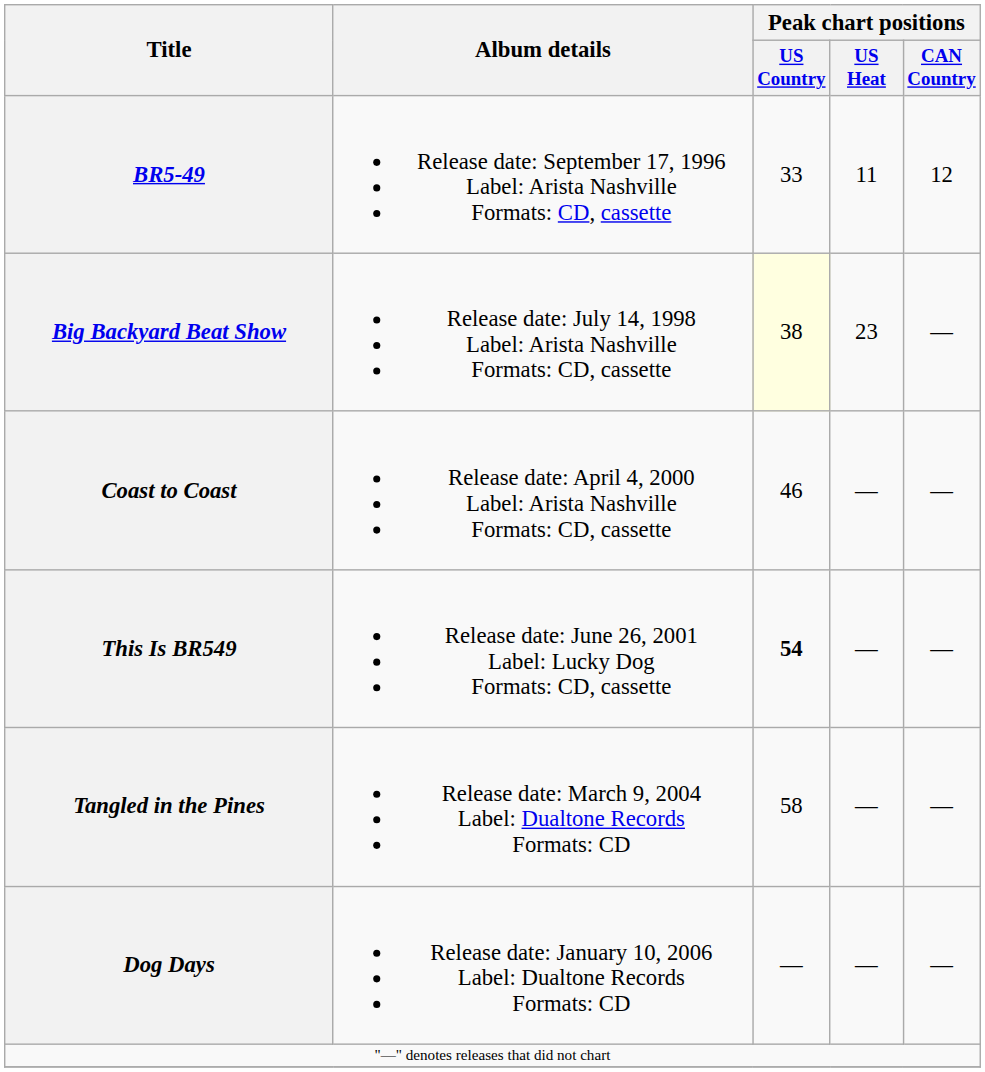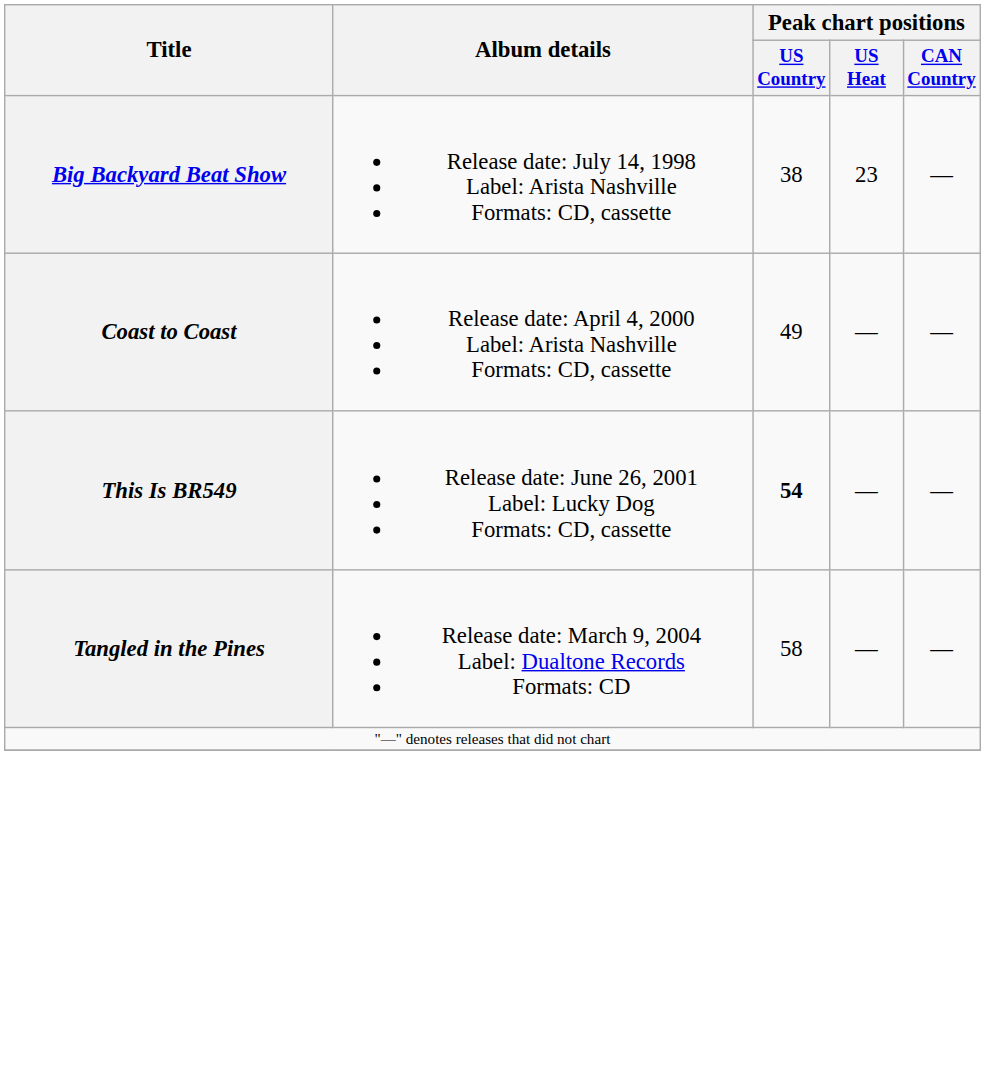- row: (169, 174)
(791, 332) lightyellow background -> (791, 174) no background
(791, 490) 46 -> (791, 332) 49
- row: (169, 964)
